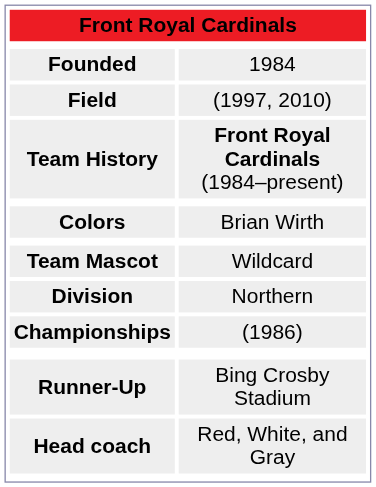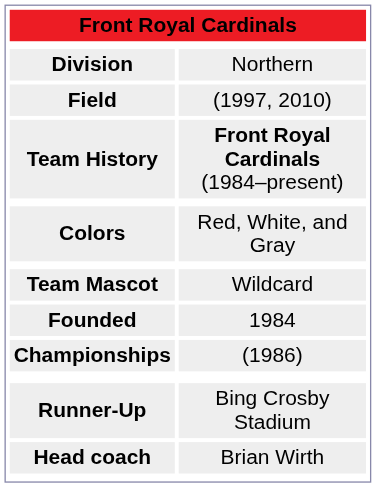rows swapped: (92, 64) <-> (92, 296)
(272, 221) Brian Wirth -> (272, 233) Red, White, and Gray
(272, 445) Red, White, and Gray -> (272, 457) Brian Wirth
